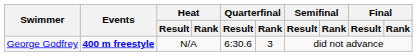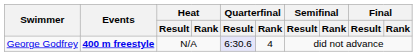(238, 44) no background -> (238, 44) lavender background
(270, 44) 3 -> (270, 44) 4
